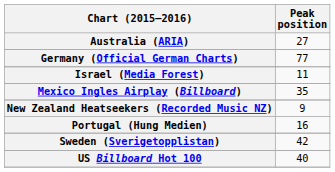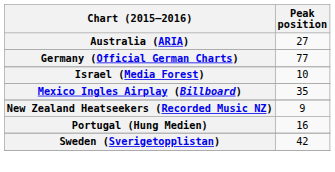(302, 75) 11 -> (302, 75) 10
- row: (140, 159)
